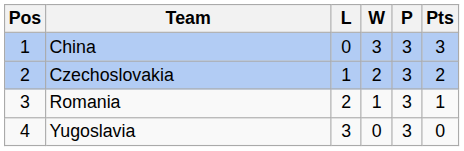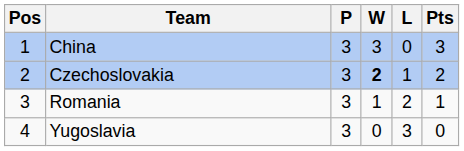columns swapped: (407, 18) <-> (346, 18)
(377, 74) normal -> (377, 74) bold
